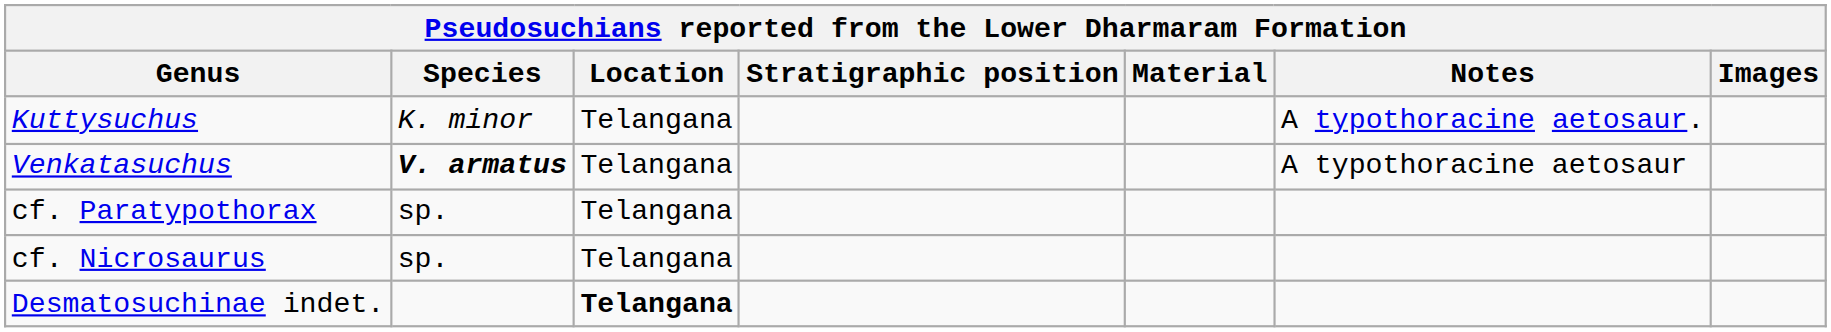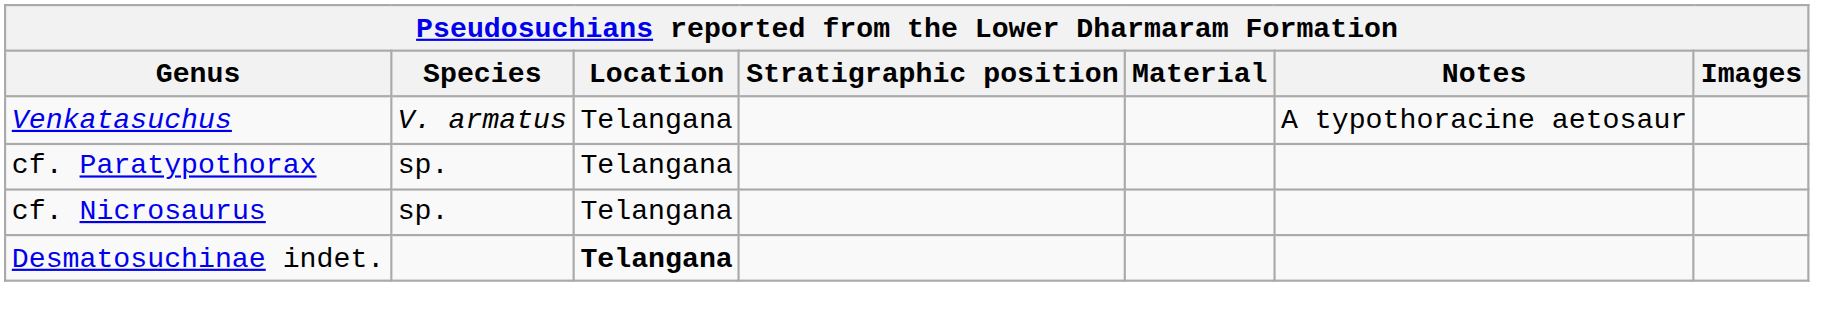- row: (105, 120)
(482, 166) bold -> (482, 120) normal
